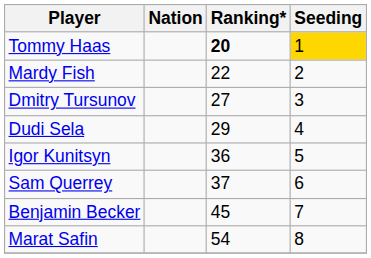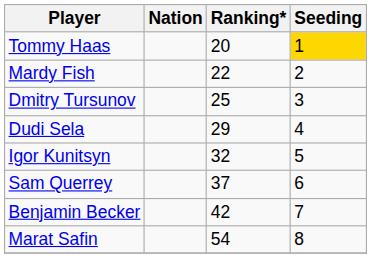(220, 45) bold -> (220, 45) normal
(220, 101) 27 -> (220, 101) 25
(220, 156) 36 -> (220, 156) 32
(220, 211) 45 -> (220, 211) 42
